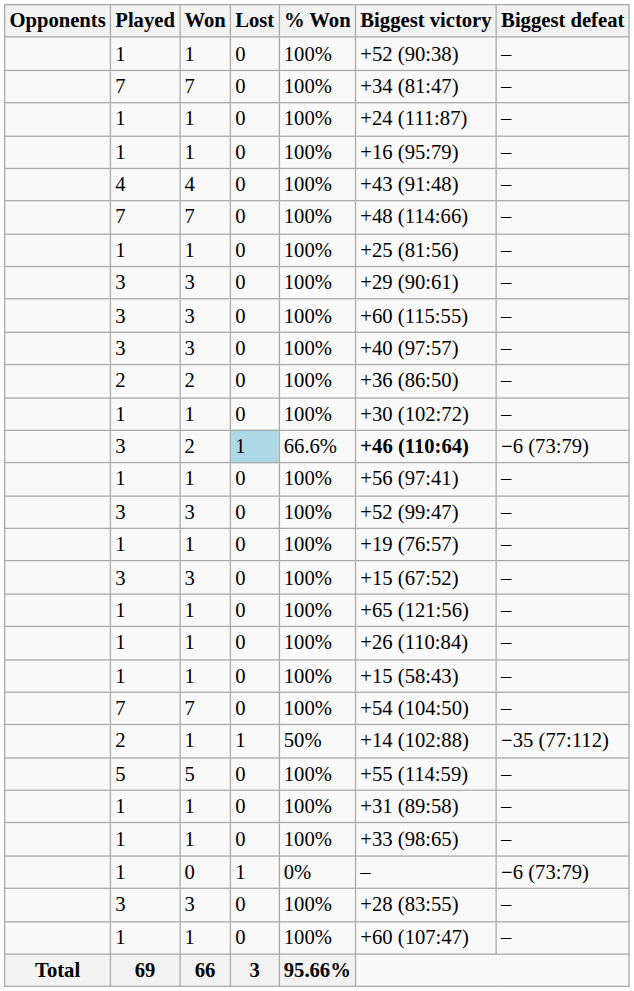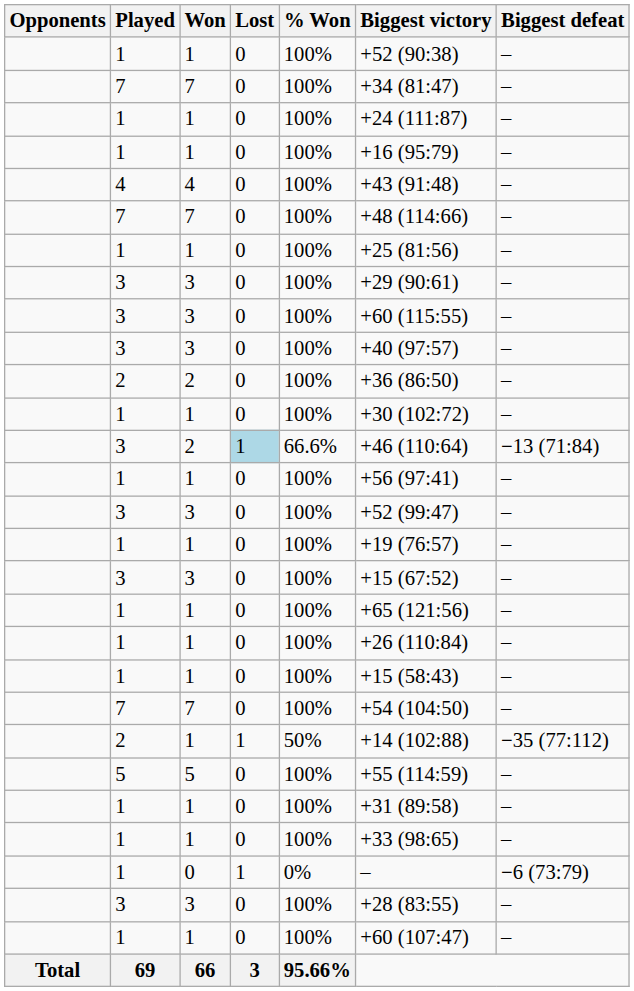(415, 446) bold -> (414, 446) normal
(545, 446) −6 (73:79) -> (550, 446) −13 (71:84)
